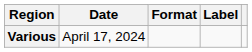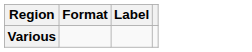- column: (104, 15)
